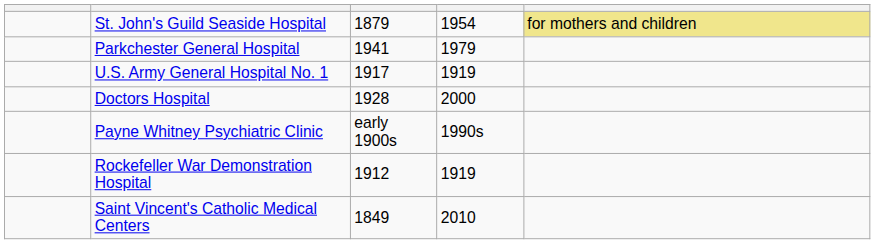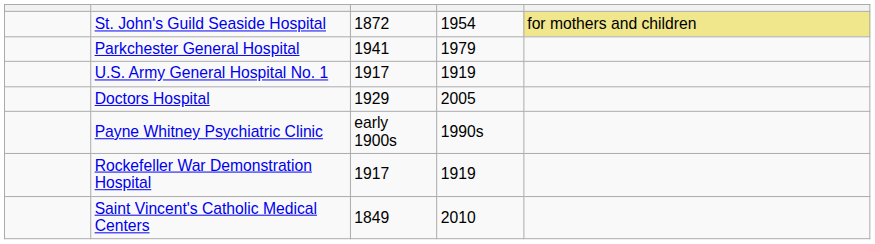(372, 24) 1879 -> (372, 24) 1872
(372, 98) 1928 -> (372, 98) 1929
(458, 98) 2000 -> (458, 98) 2005
(372, 174) 1912 -> (372, 174) 1917
